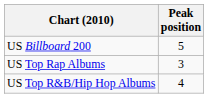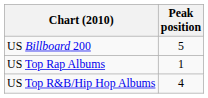(181, 64) 3 -> (181, 64) 1
